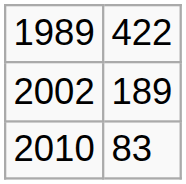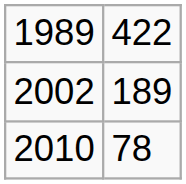(132, 149) 83 -> (132, 149) 78
